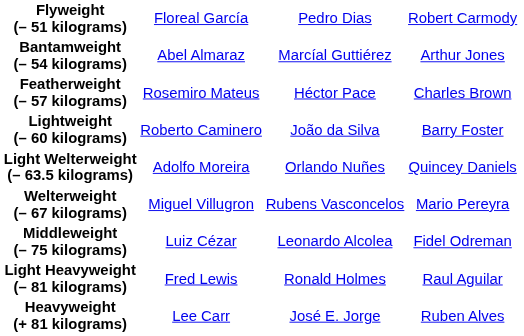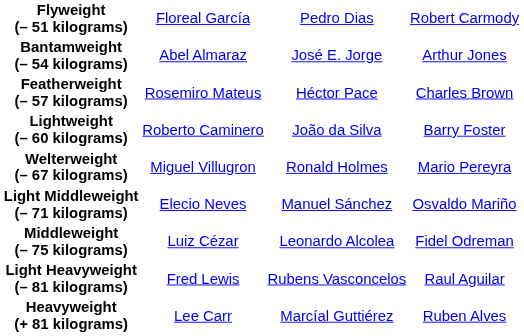(335, 55) Marcíal Guttiérez -> (337, 55) José E. Jorge
- row: (70, 167)
(335, 204) Rubens Vasconcelos -> (337, 167) Ronald Holmes
+ row: (71, 204)
(335, 278) Ronald Holmes -> (337, 278) Rubens Vasconcelos
(335, 316) José E. Jorge -> (337, 316) Marcíal Guttiérez
